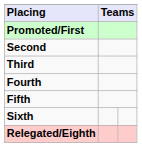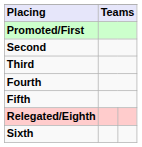rows swapped: (20, 116) <-> (51, 133)
